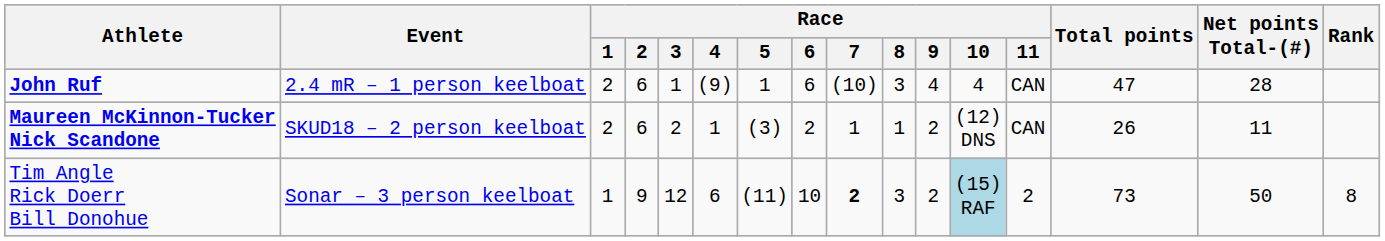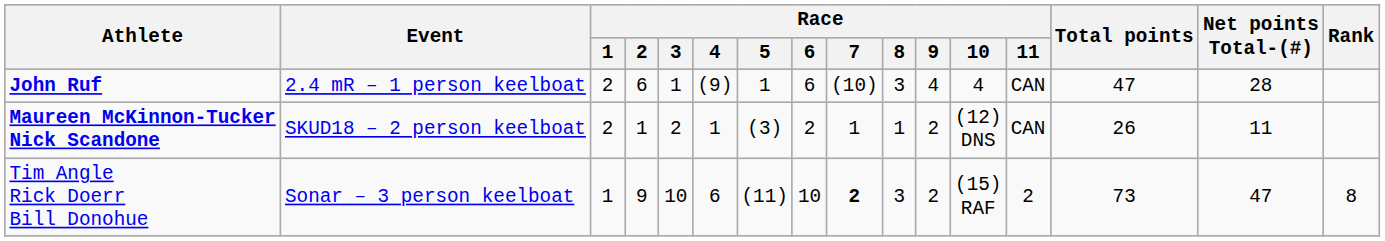(642, 130) 6 -> (642, 130) 1
(676, 197) 12 -> (676, 197) 10
(978, 197) lightblue background -> (978, 197) no background
(1261, 197) 50 -> (1261, 197) 47
